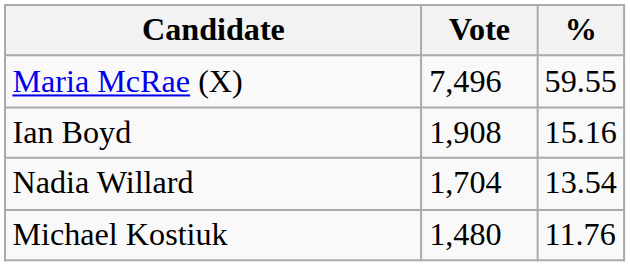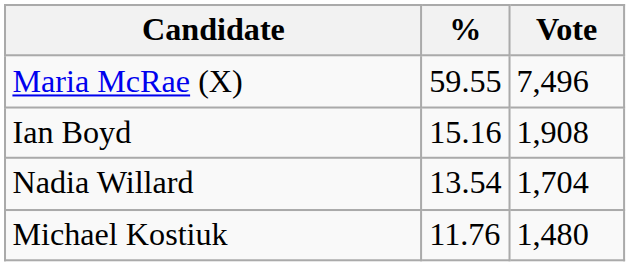columns swapped: (479, 30) <-> (581, 30)
